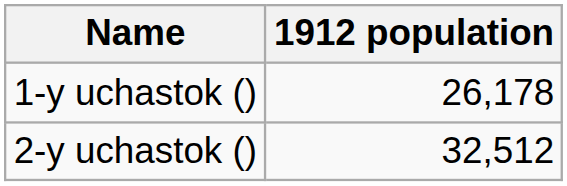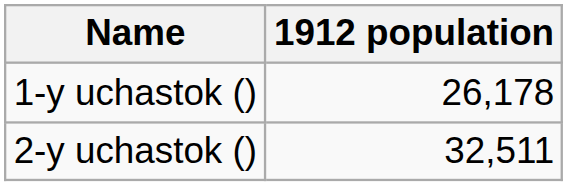(498, 150) 32,512 -> (499, 150) 32,511
